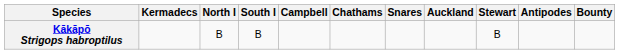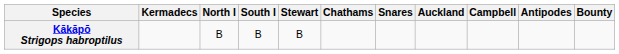columns swapped: (497, 12) <-> (304, 12)
